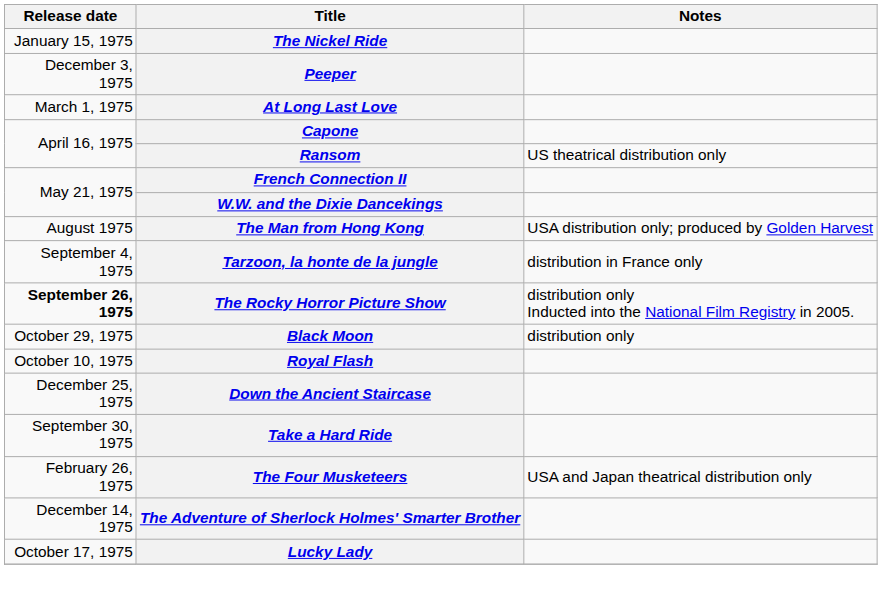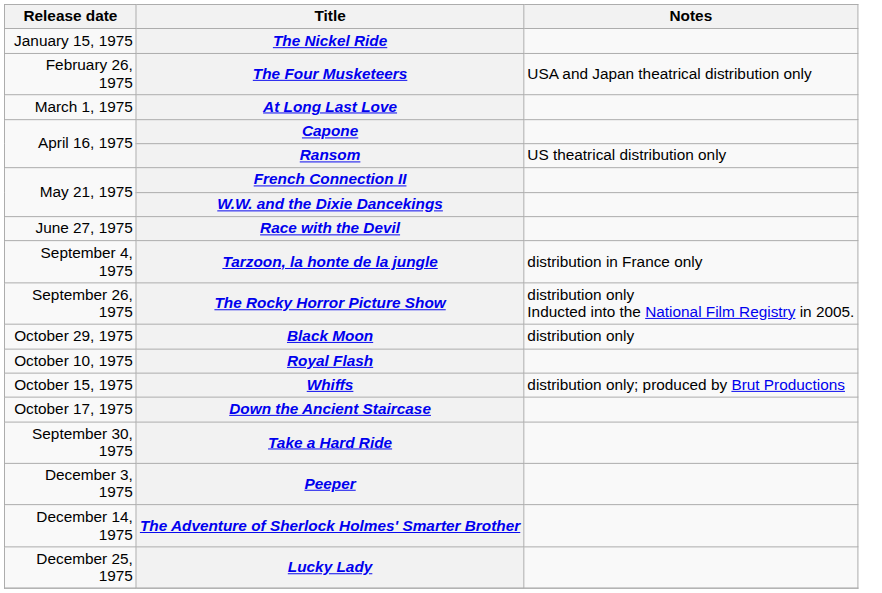rows swapped: (330, 477) <-> (330, 74)
+ row: (330, 228)
- row: (330, 228)
(80, 303) bold -> (82, 303) normal
+ row: (330, 385)
(85, 393) December 25, 1975 -> (73, 409) October 17, 1975
(73, 551) October 17, 1975 -> (85, 567) December 25, 1975
